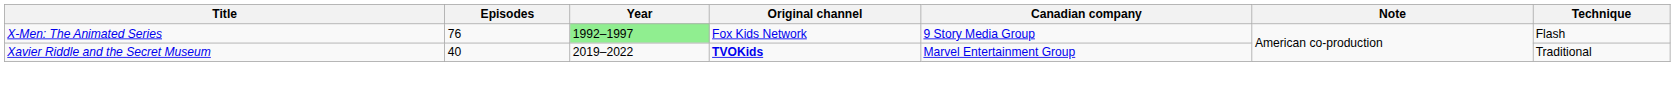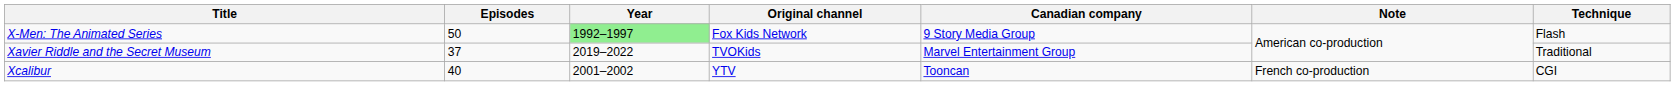(454, 33) 76 -> (454, 33) 50
(454, 53) 40 -> (454, 53) 37
(738, 53) bold -> (736, 53) normal
+ row: (29, 72)
